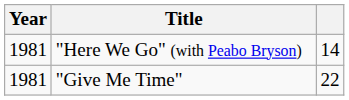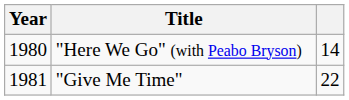(28, 49) 1981 -> (28, 49) 1980
